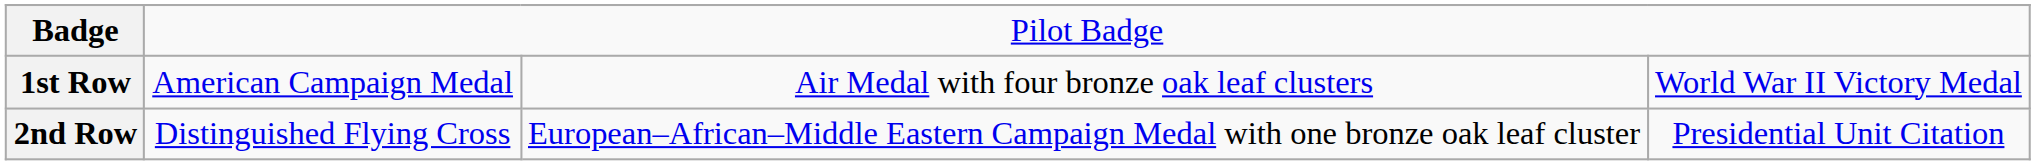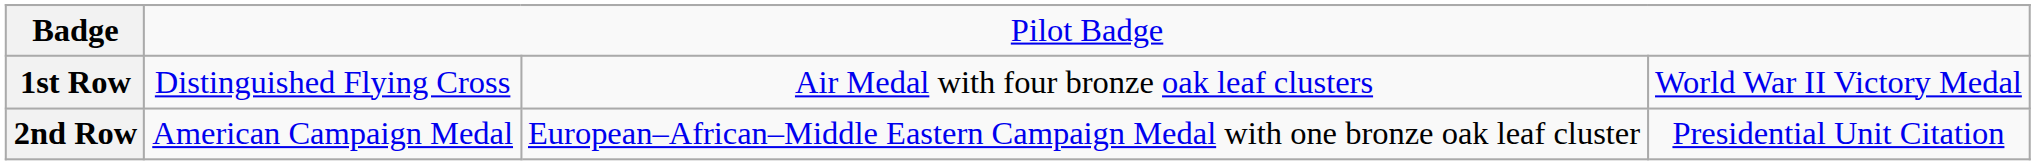(333, 81) American Campaign Medal -> (333, 81) Distinguished Flying Cross
(333, 133) Distinguished Flying Cross -> (333, 133) American Campaign Medal
